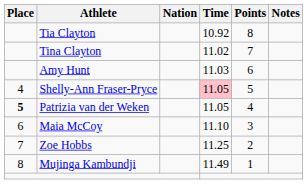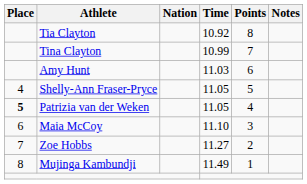(216, 51) 11.02 -> (216, 51) 10.99
(216, 88) pink background -> (216, 88) no background
(216, 145) 11.25 -> (216, 145) 11.27
